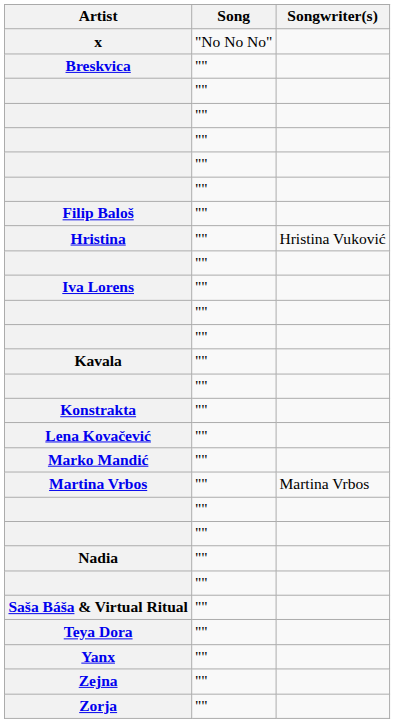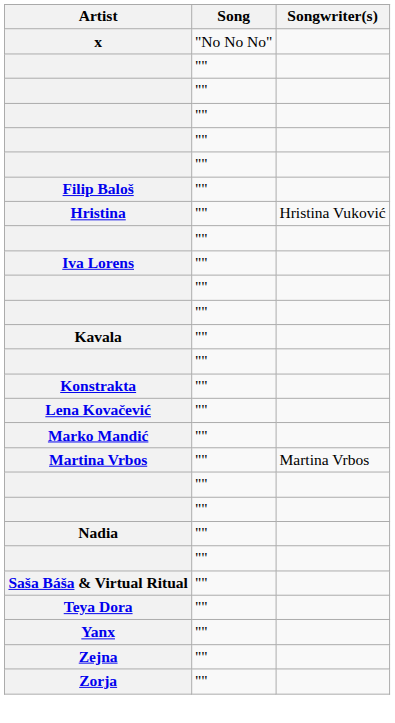- row: (98, 66)
